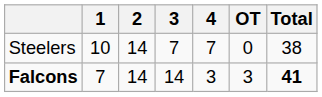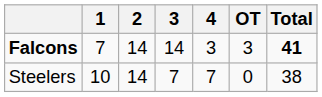rows swapped: (42, 48) <-> (43, 77)
